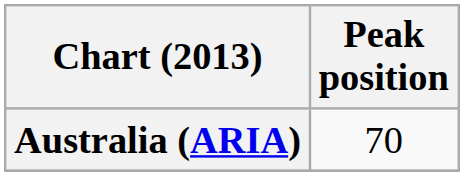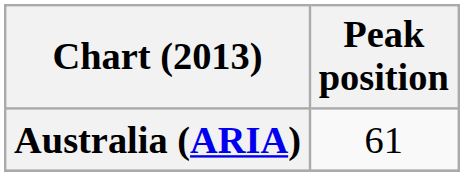(384, 139) 70 -> (384, 139) 61
